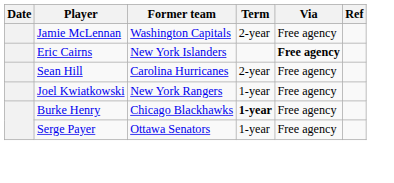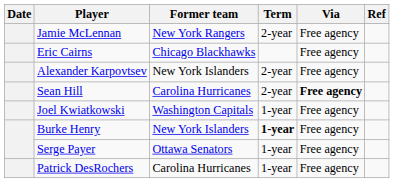(181, 33) Washington Capitals -> (199, 33) New York Rangers
(178, 52) New York Islanders -> (204, 52) Chicago Blackhawks
(309, 52) bold -> (329, 52) normal
+ row: (92, 71)
(307, 71) normal -> (331, 91) bold
(176, 91) New York Rangers -> (203, 110) Washington Capitals
(182, 110) Chicago Blackhawks -> (201, 129) New York Islanders
+ row: (85, 168)
